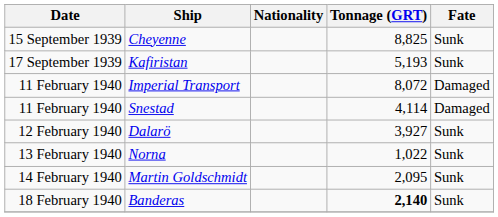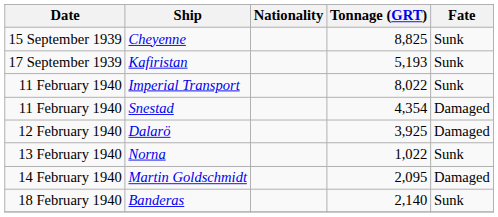(411, 85) 8,072 -> (411, 85) 8,022
(462, 85) Damaged -> (449, 85) Sunk
(411, 108) 4,114 -> (411, 108) 4,354
(411, 131) 3,927 -> (411, 131) 3,925
(449, 131) Sunk -> (462, 131) Damaged
(449, 177) Sunk -> (462, 177) Damaged
(411, 200) bold -> (411, 200) normal
